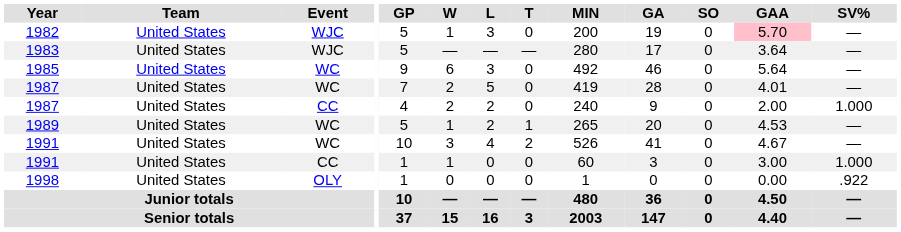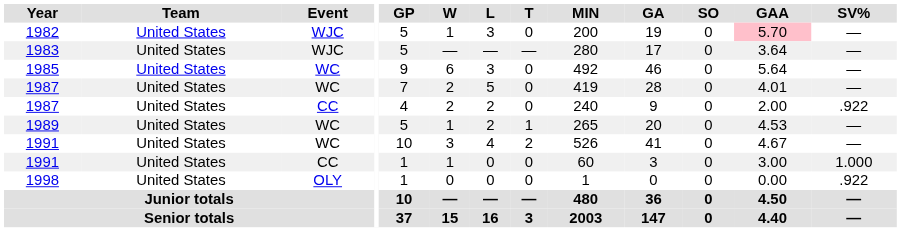(854, 106) 1.000 -> (854, 106) .922
